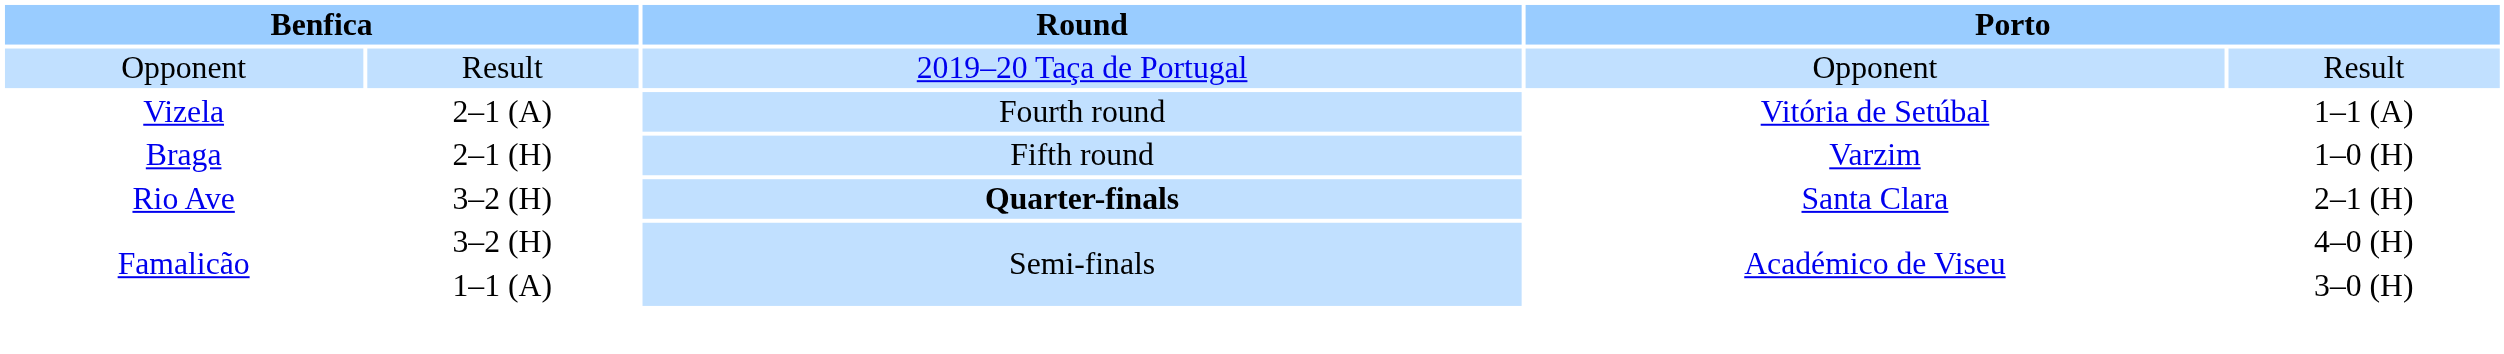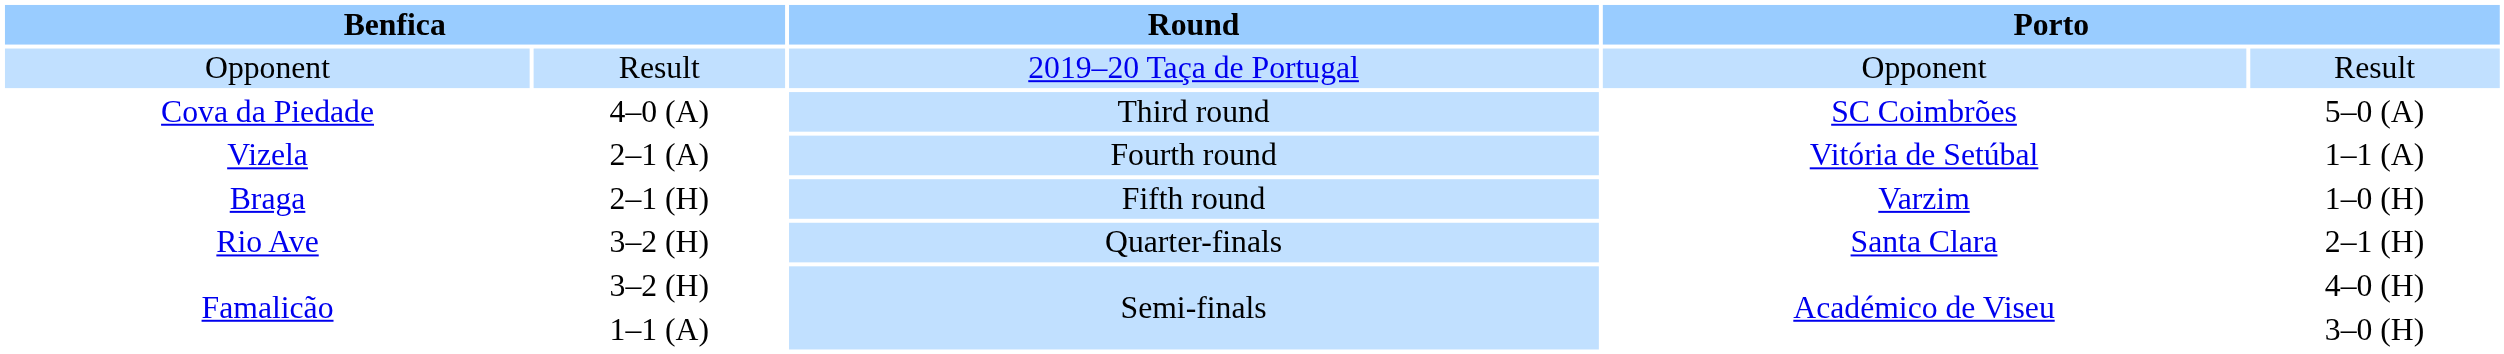+ row: (268, 111)
(1082, 198) bold -> (1194, 242) normal
